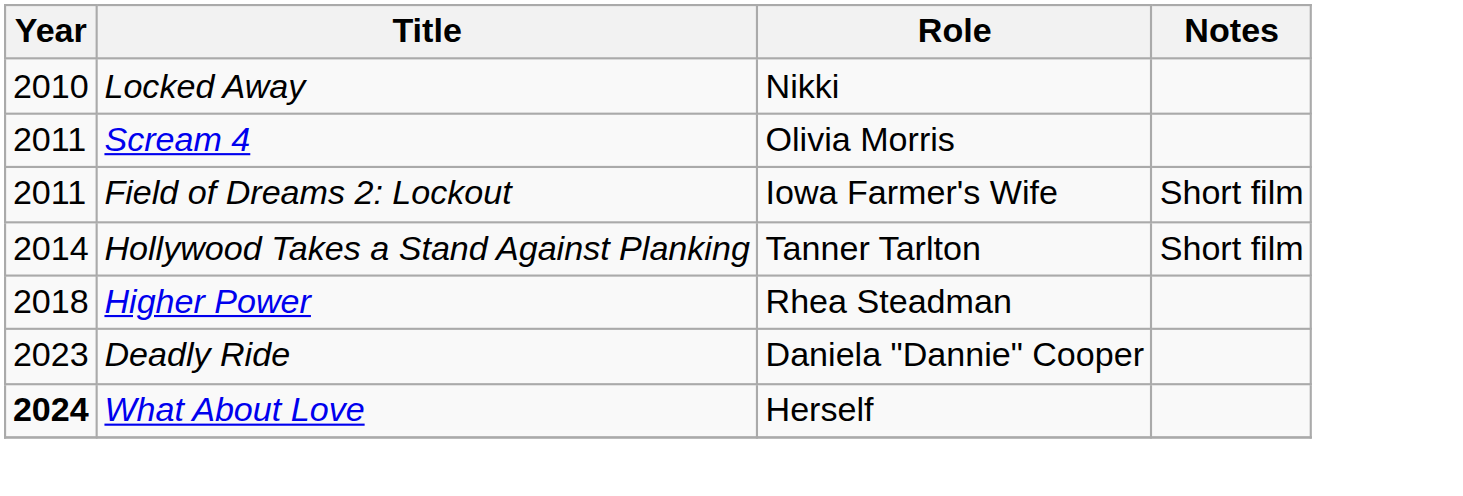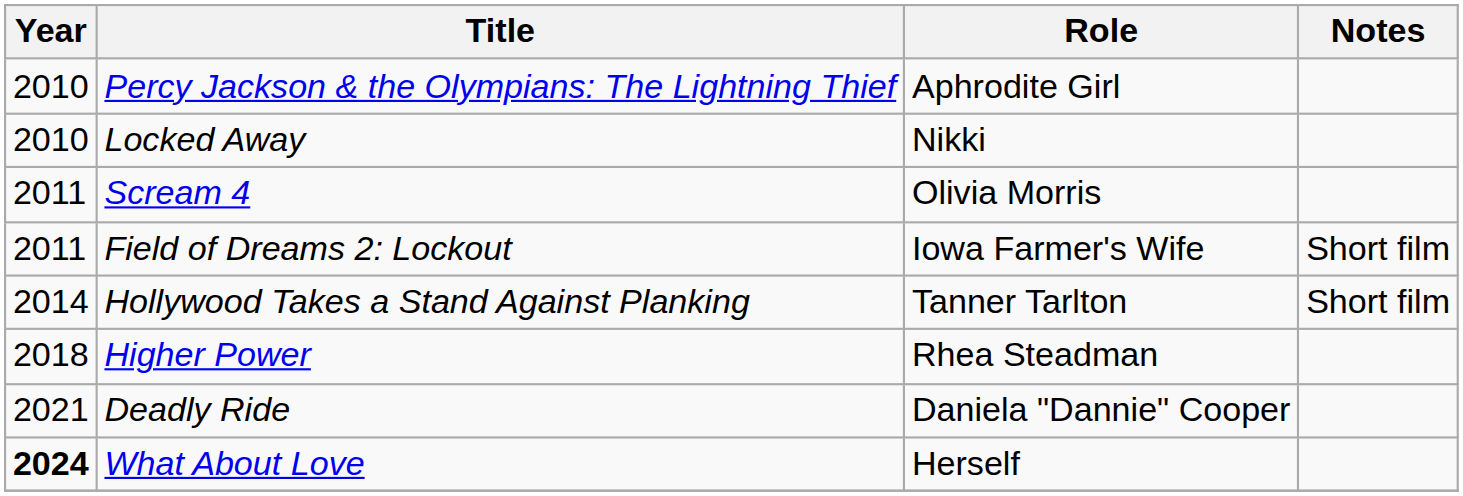+ row: (500, 85)
(51, 355) 2023 -> (51, 409) 2021
